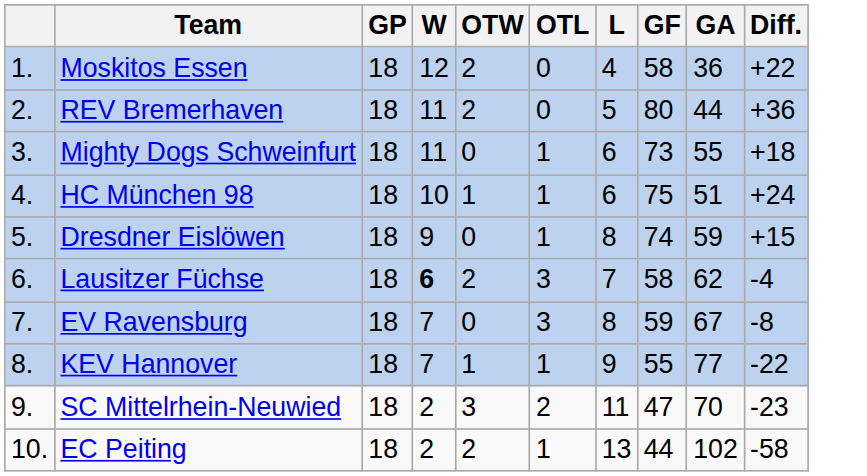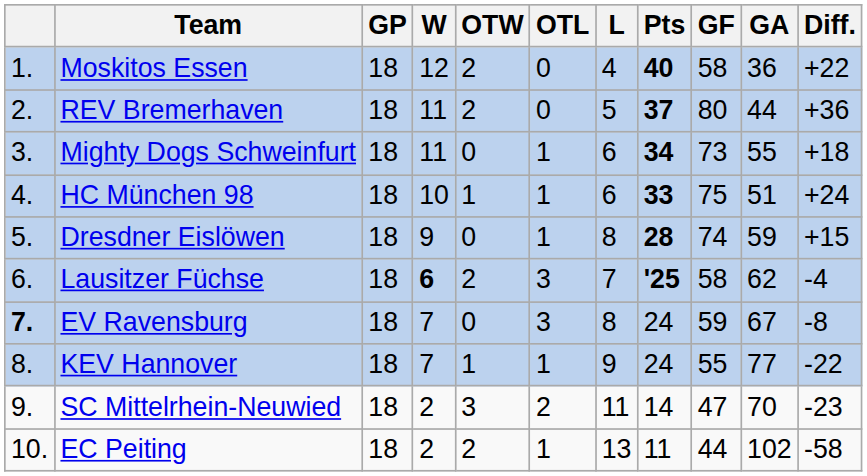+ column: (665, 25)
(22, 322) normal -> (22, 322) bold
